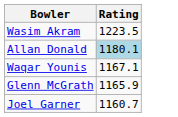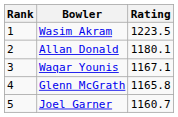+ column: (20, 13)
(119, 49) lightblue background -> (151, 49) no background
(119, 85) 1165.9 -> (151, 85) 1165.8
